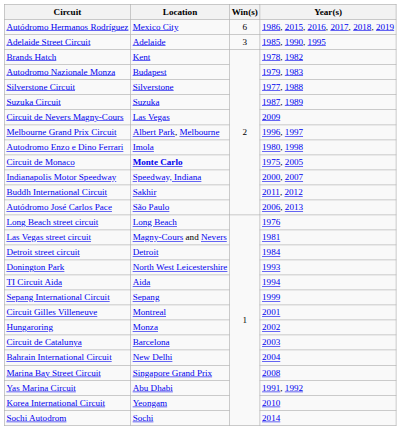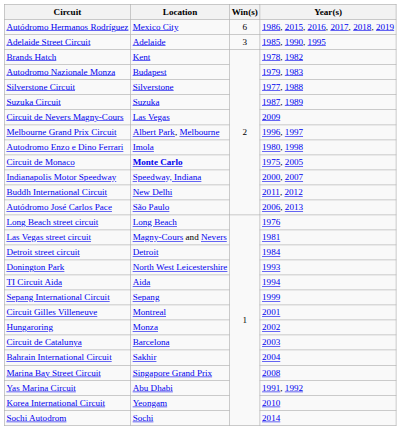(145, 192) Sakhir -> (153, 192) New Delhi
(153, 358) New Delhi -> (145, 358) Sakhir
